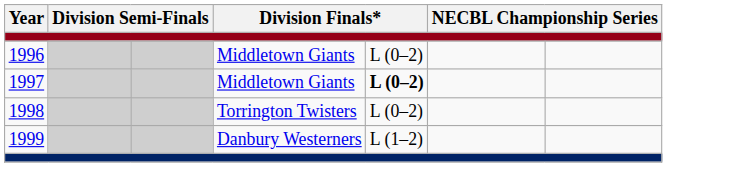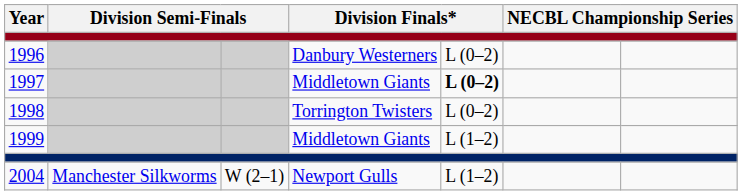(286, 54) Middletown Giants -> (365, 54) Danbury Westerners
(289, 139) Danbury Westerners -> (361, 139) Middletown Giants
+ row: (26, 175)
